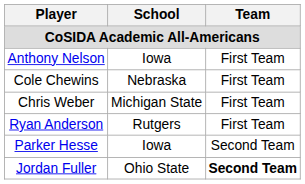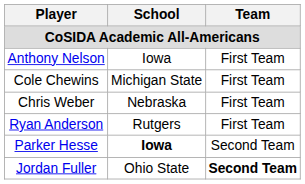(157, 80) Nebraska -> (157, 80) Michigan State
(157, 102) Michigan State -> (157, 102) Nebraska
(157, 146) normal -> (157, 146) bold
